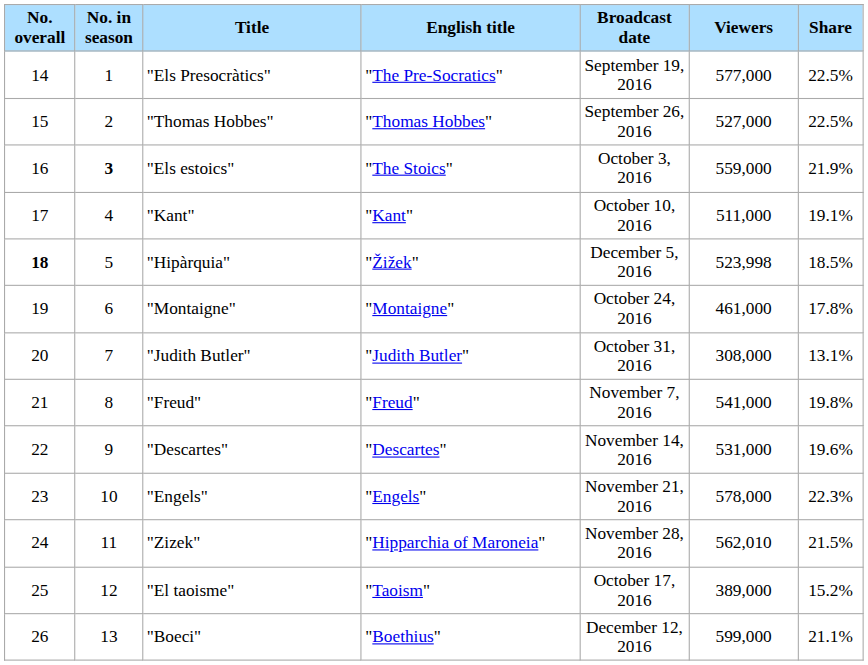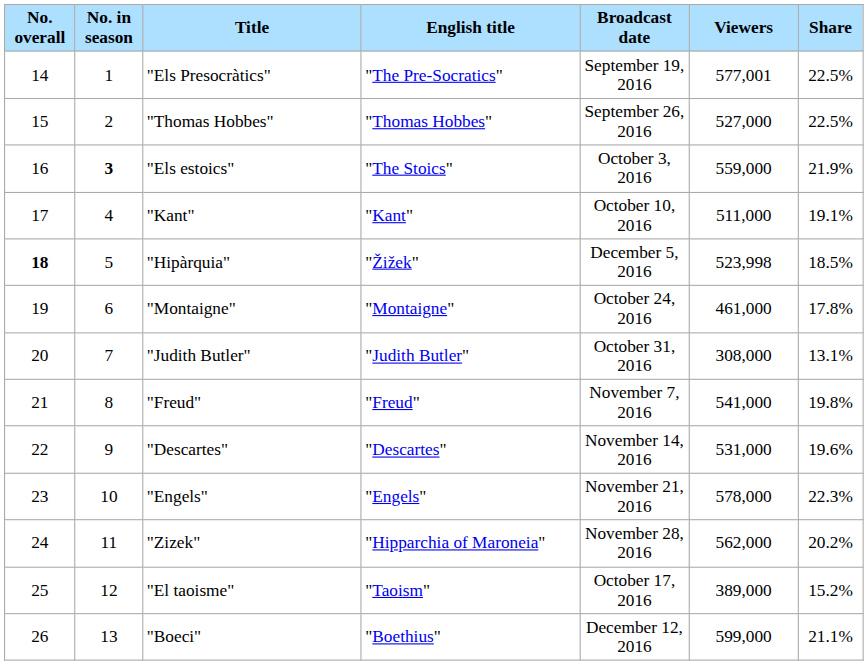(744, 74) 577,000 -> (744, 74) 577,001
(744, 543) 562,010 -> (744, 543) 562,000
(830, 543) 21.5% -> (830, 543) 20.2%
